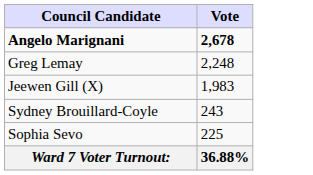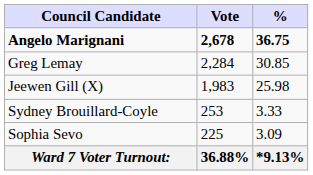+ column: (280, 16)
(217, 63) 2,248 -> (217, 63) 2,284
(212, 110) 243 -> (212, 110) 253
